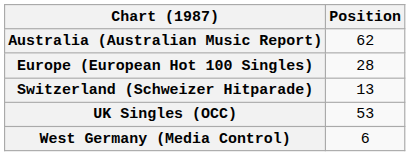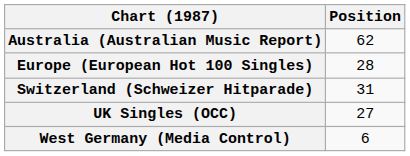(365, 90) 13 -> (365, 90) 31
(365, 114) 53 -> (365, 114) 27
